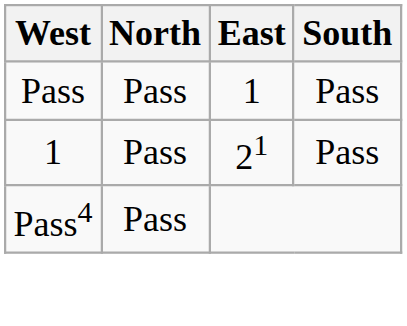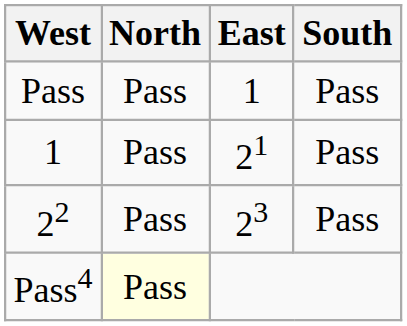+ row: (53, 218)
(155, 218) no background -> (155, 285) lightyellow background
